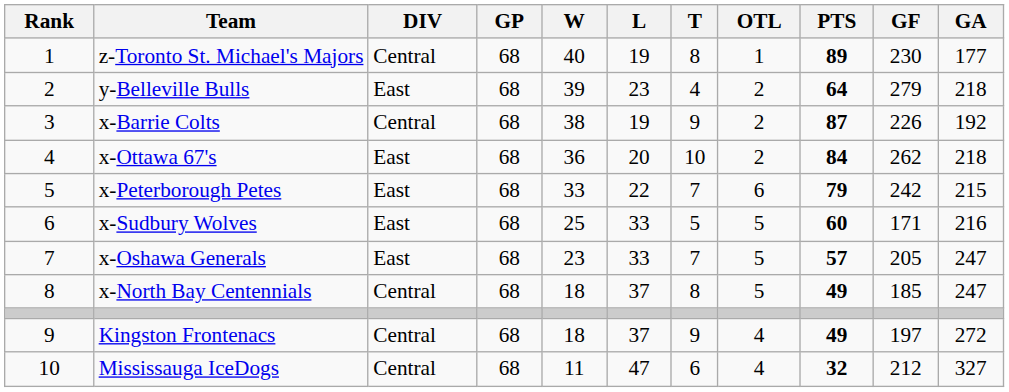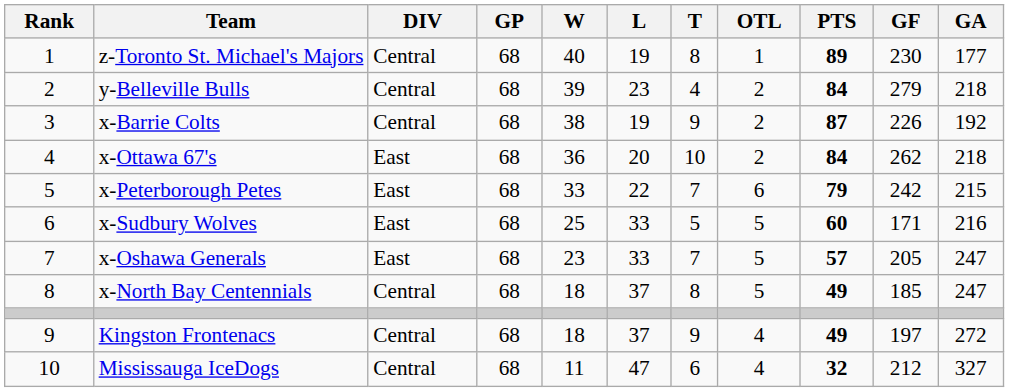(392, 88) East -> (405, 88) Central
(837, 88) 64 -> (837, 88) 84
